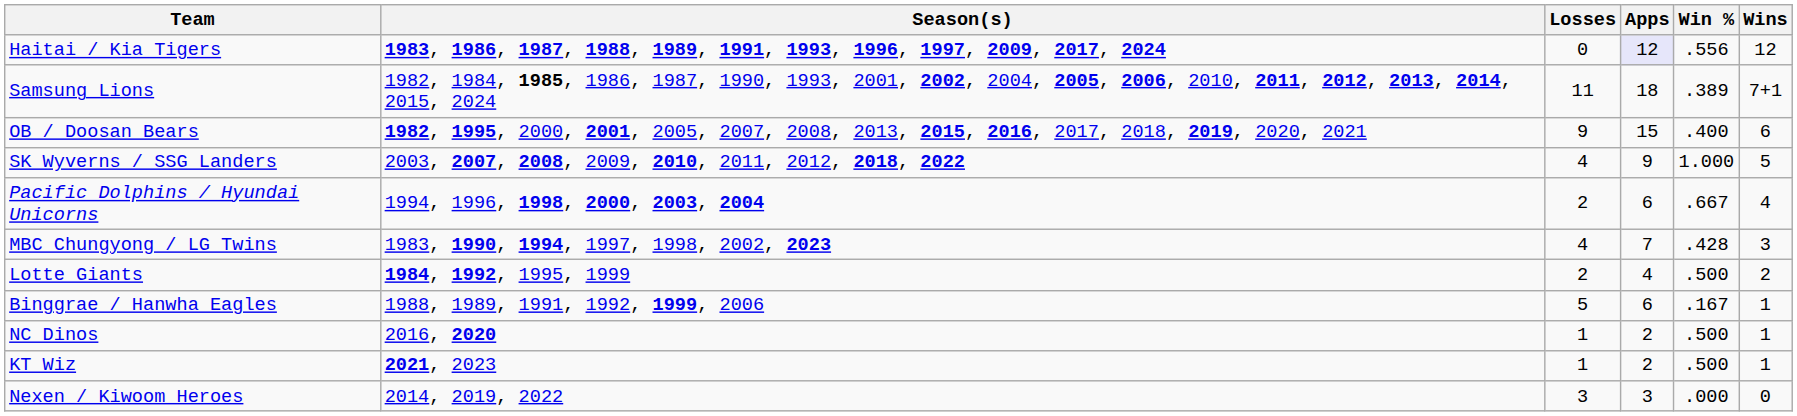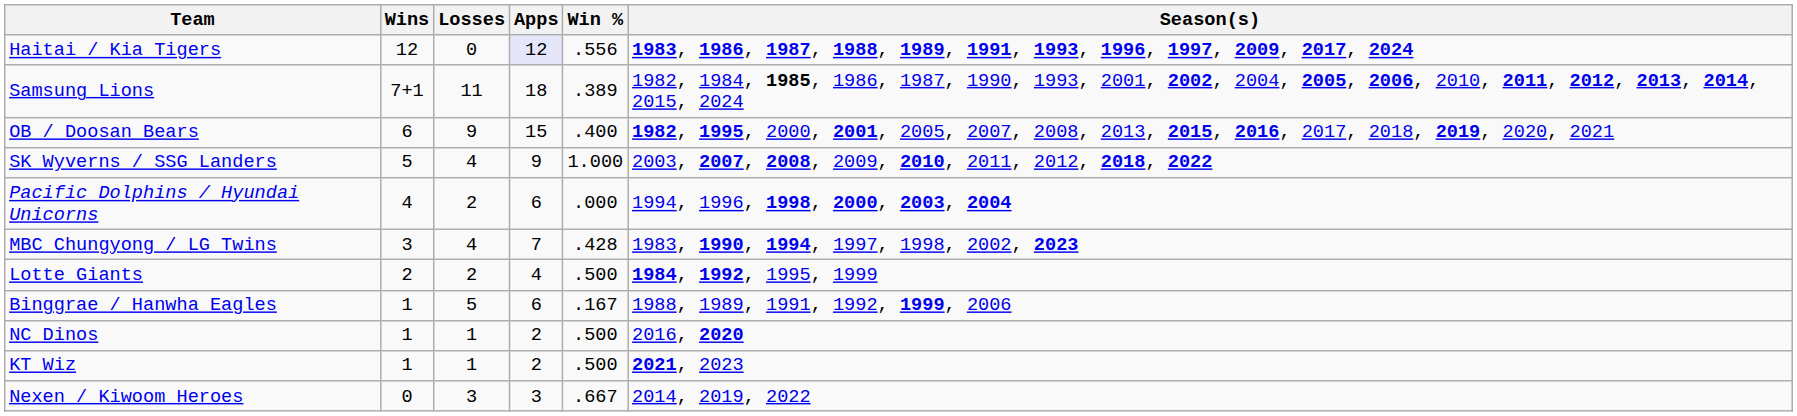columns swapped: (1765, 20) <-> (963, 20)
(1706, 204) .667 -> (595, 204) .000
(1706, 396) .000 -> (595, 396) .667
